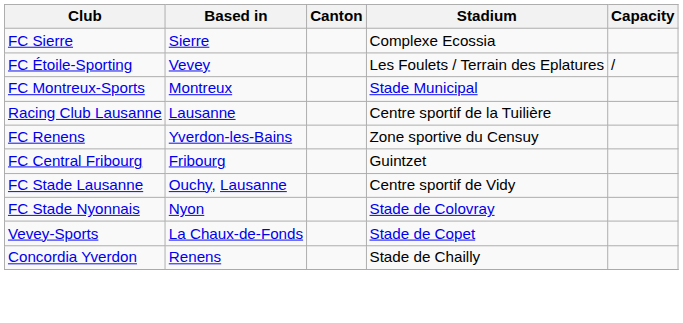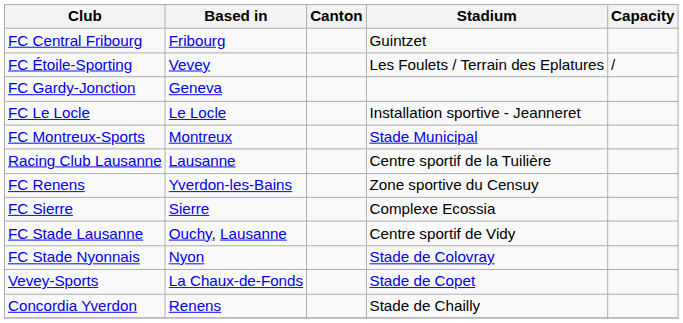rows swapped: (75, 161) <-> (40, 40)
+ row: (72, 88)
+ row: (49, 112)
